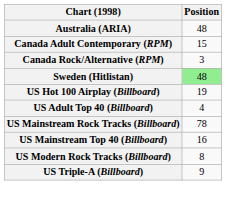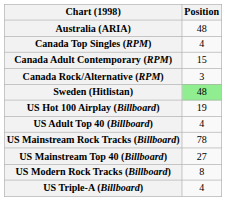+ row: (93, 44)
(202, 140) 16 -> (202, 156) 27
(202, 172) 9 -> (202, 188) 4
